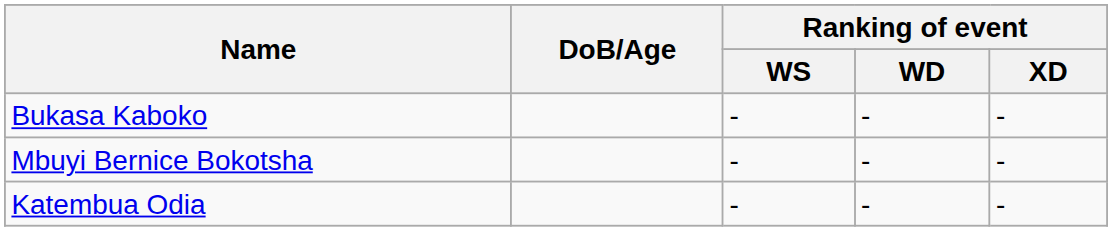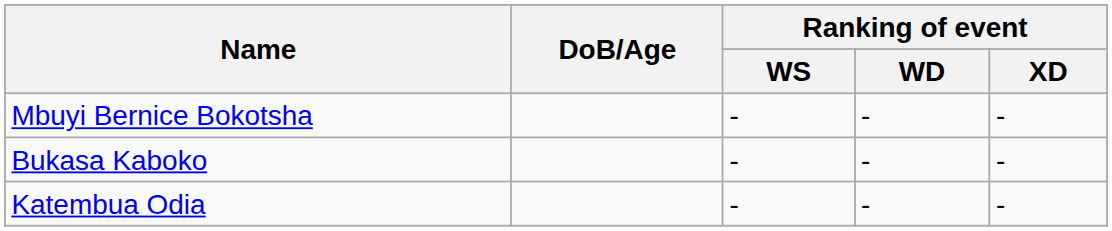rows swapped: (162, 160) <-> (109, 116)
